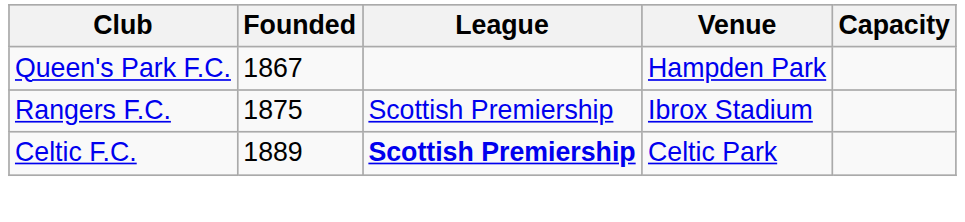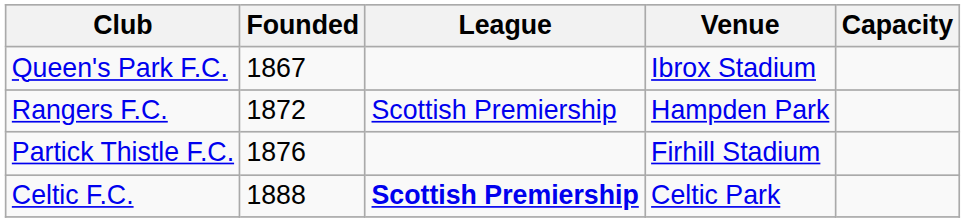(737, 68) Hampden Park -> (734, 68) Ibrox Stadium
(273, 110) 1875 -> (276, 110) 1872
(730, 110) Ibrox Stadium -> (740, 110) Hampden Park
+ row: (123, 152)
(273, 152) 1889 -> (276, 195) 1888
